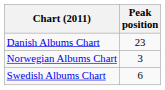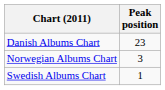(140, 76) 6 -> (140, 76) 1
